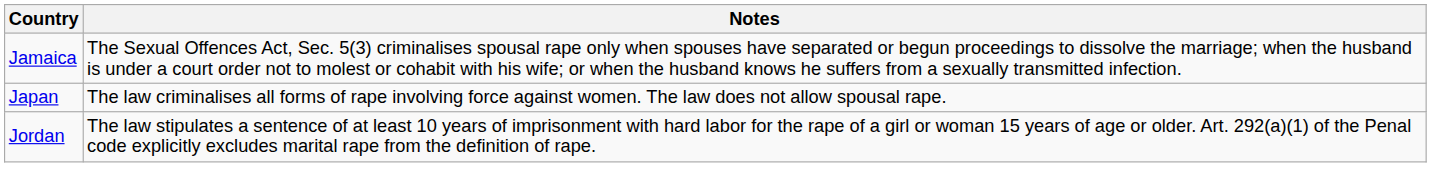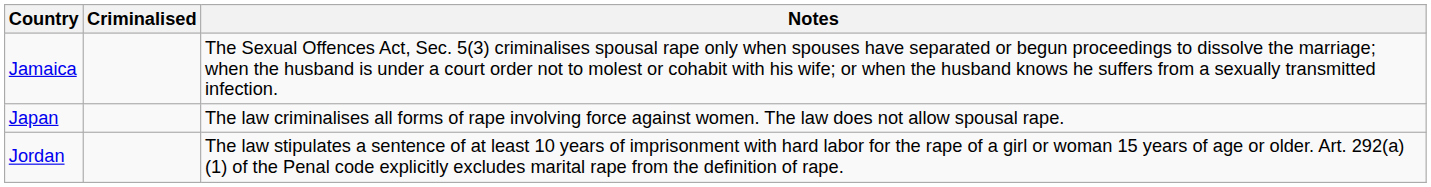+ column: (142, 18)
